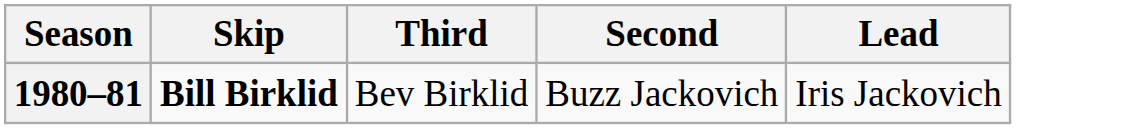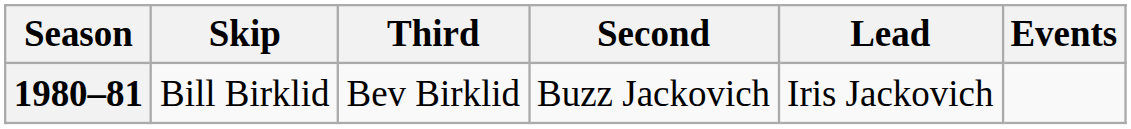+ column: (1064, 33)
(249, 92) bold -> (245, 92) normal
